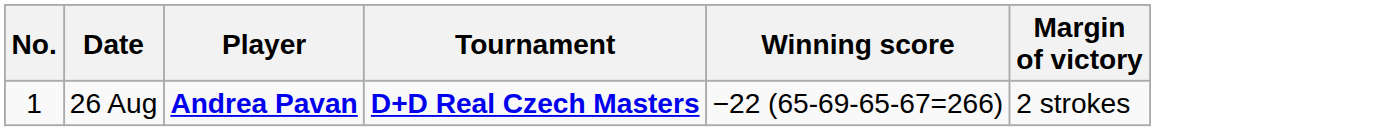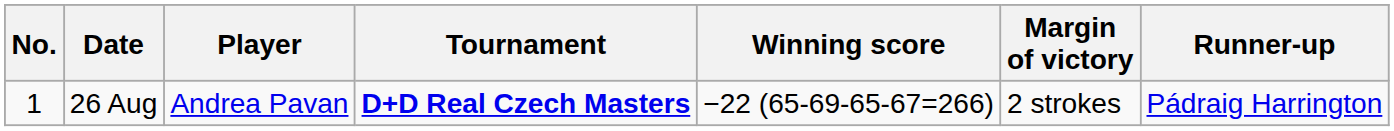+ column: (1264, 43)
(264, 103) bold -> (259, 103) normal
